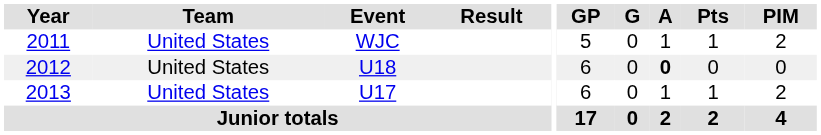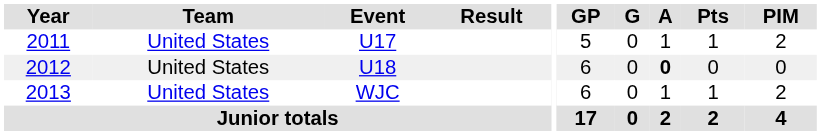(378, 41) WJC -> (378, 41) U17
(378, 92) U17 -> (378, 92) WJC
